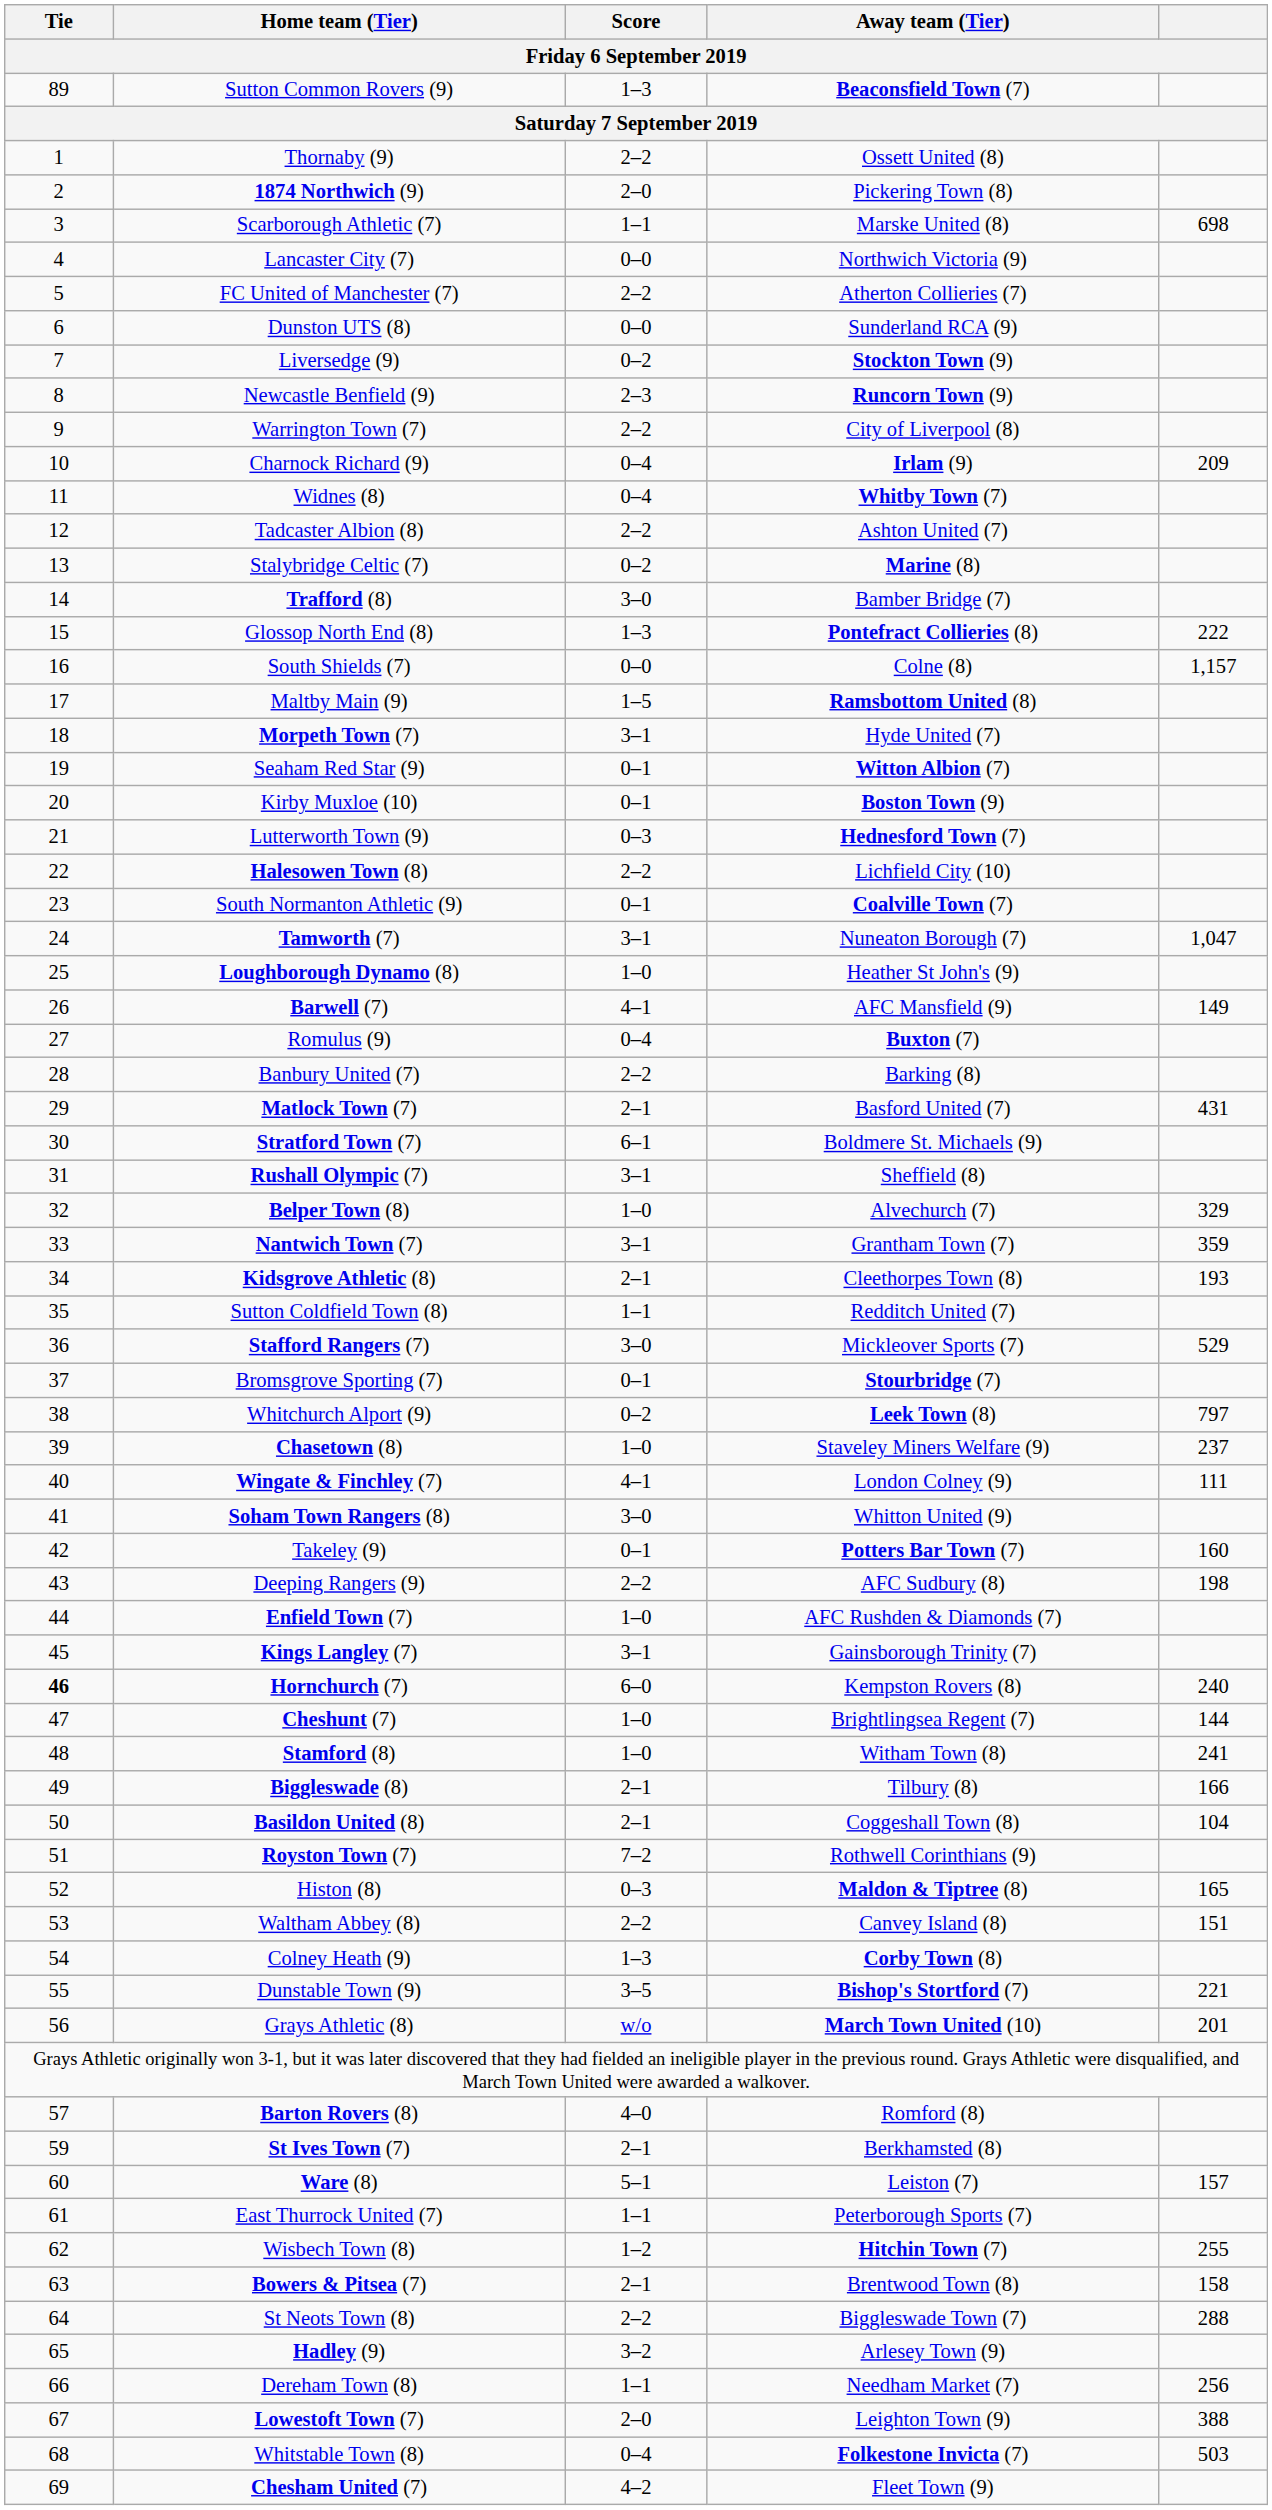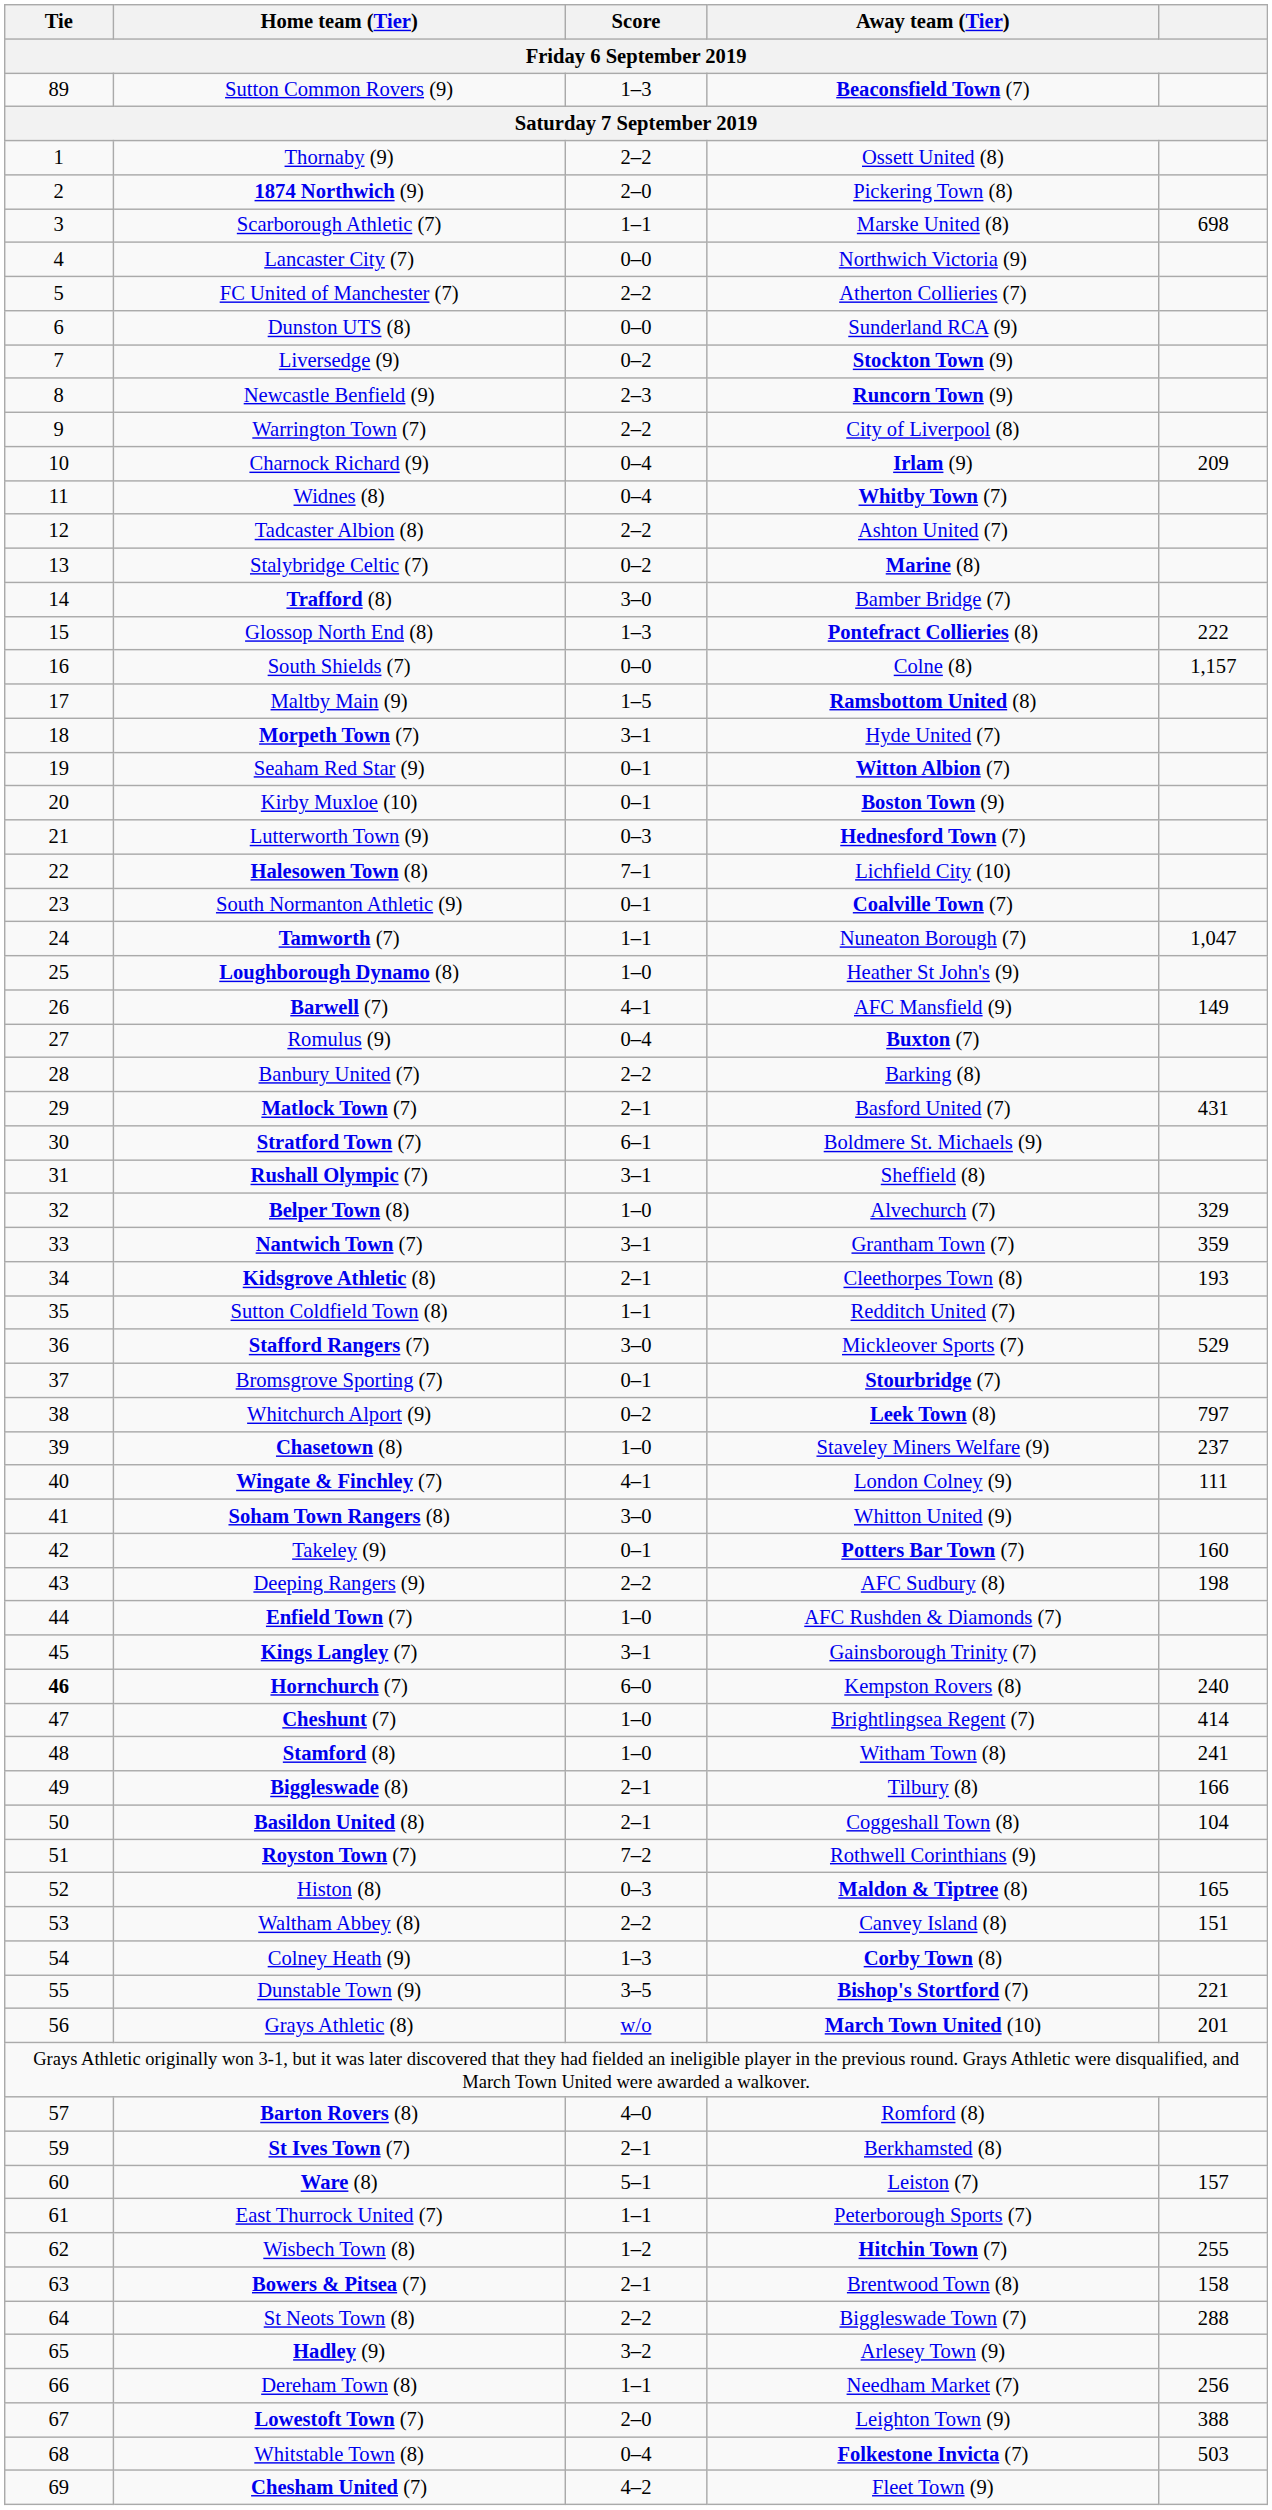(636, 870) 2–2 -> (636, 870) 7–1
(636, 938) 3–1 -> (636, 938) 1–1
(1213, 1719) 144 -> (1213, 1719) 414
